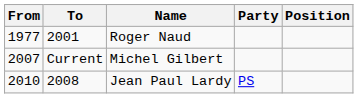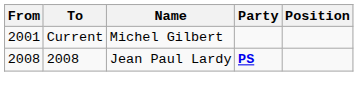- row: (150, 38)
(24, 60) 2007 -> (24, 38) 2001
(24, 82) 2010 -> (24, 60) 2008
(246, 82) normal -> (246, 60) bold
